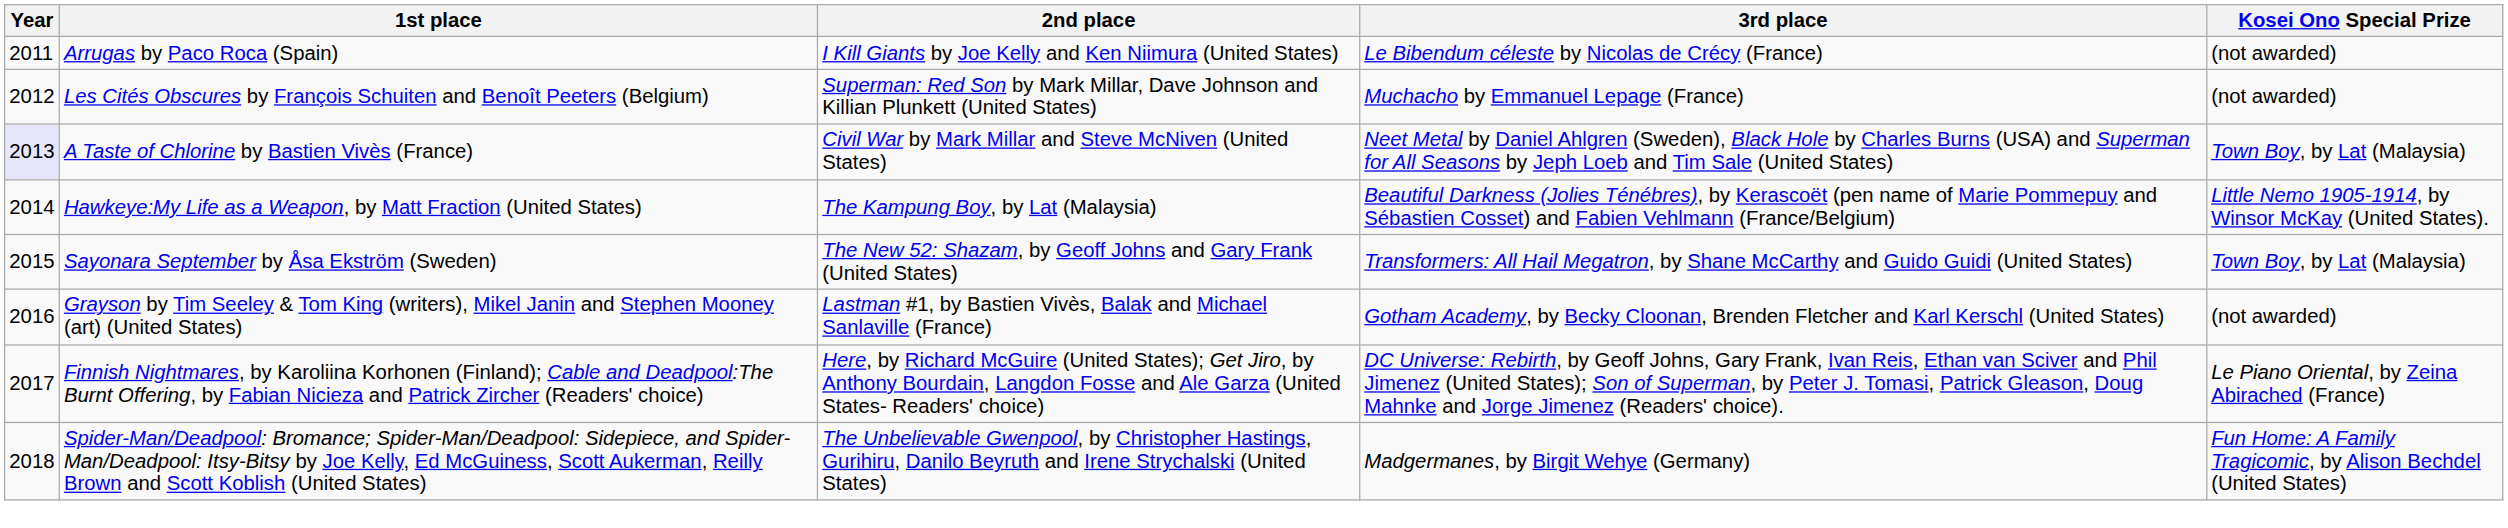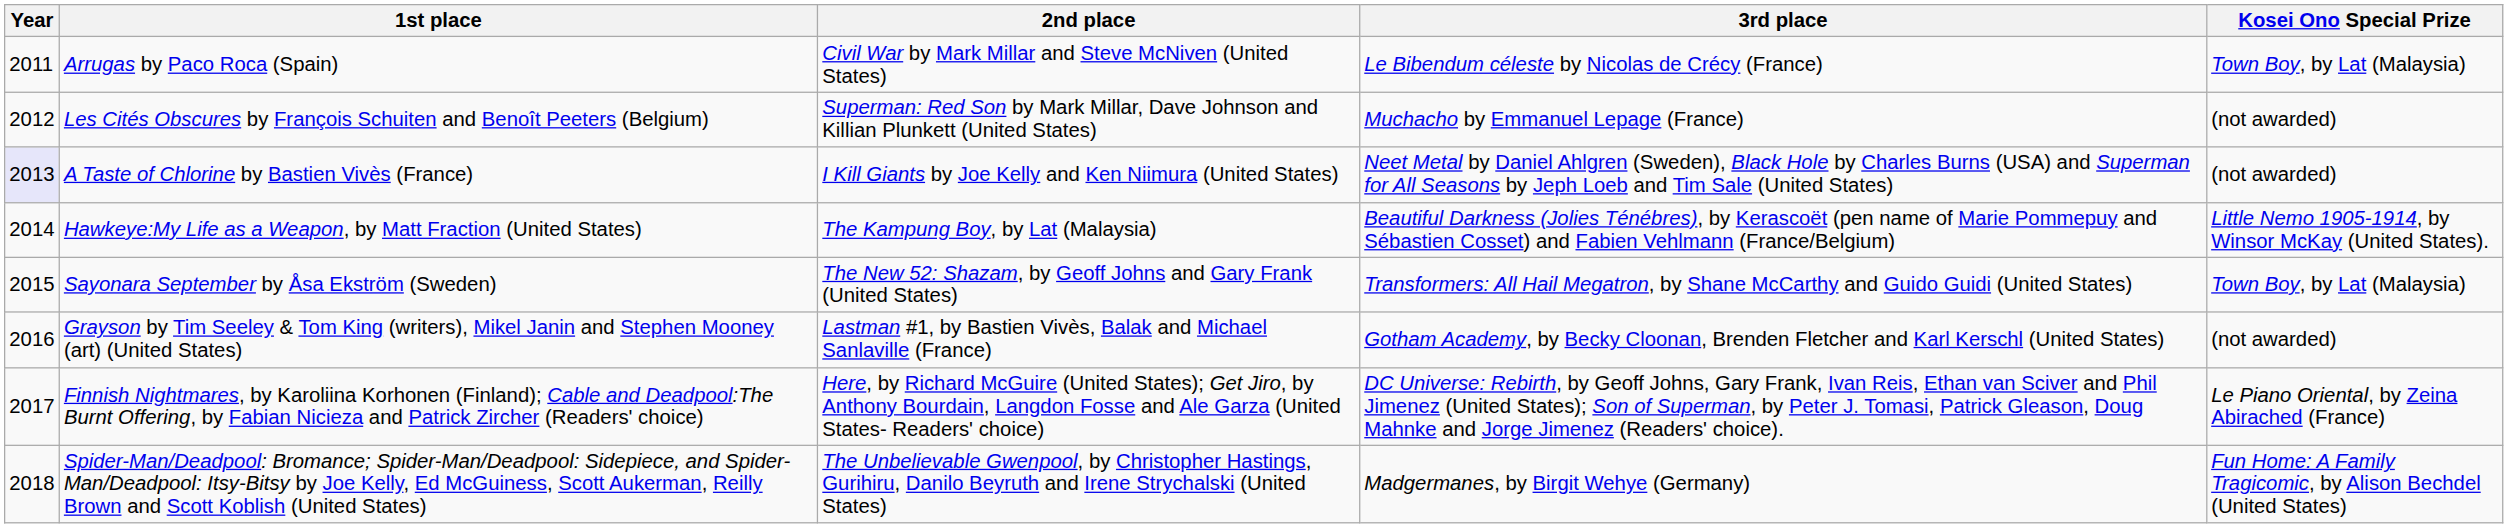(1080, 52) I Kill Giants by Joe Kelly and Ken Niimura (United States) -> (1055, 64) Civil War by Mark Millar and Steve McNiven (United States)
(2274, 52) (not awarded) -> (2338, 64) Town Boy, by Lat (Malaysia)
(1055, 151) Civil War by Mark Millar and Steve McNiven (United States) -> (1080, 174) I Kill Giants by Joe Kelly and Ken Niimura (United States)
(2338, 151) Town Boy, by Lat (Malaysia) -> (2274, 174) (not awarded)
